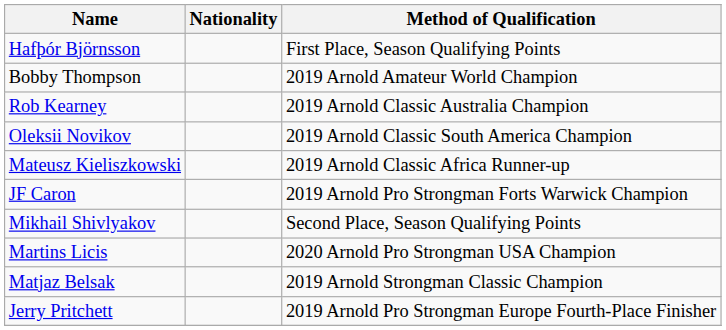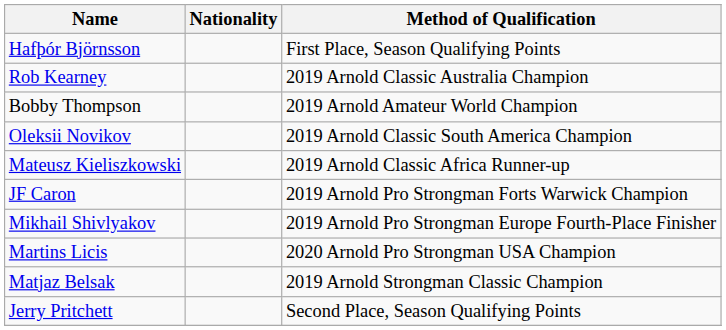rows swapped: (58, 106) <-> (75, 77)
(433, 223) Second Place, Season Qualifying Points -> (501, 223) 2019 Arnold Pro Strongman Europe Fourth-Place Finisher
(501, 310) 2019 Arnold Pro Strongman Europe Fourth-Place Finisher -> (433, 310) Second Place, Season Qualifying Points
